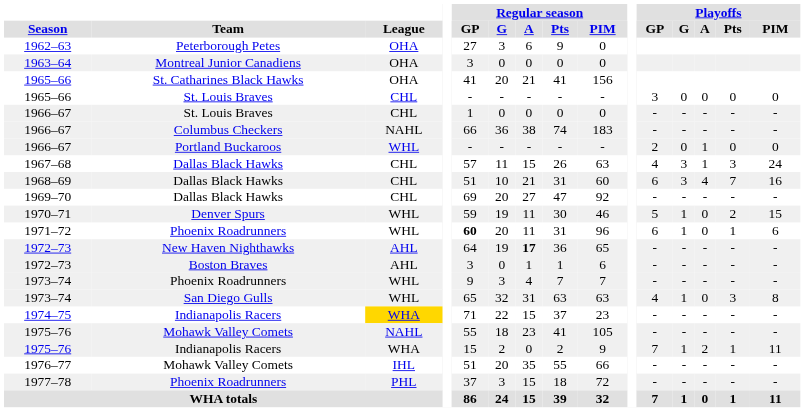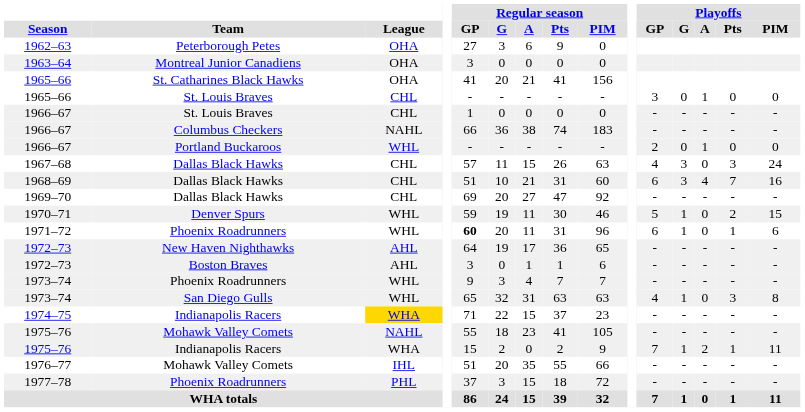(705, 96) 0 -> (705, 96) 1
(705, 163) 1 -> (705, 163) 0
(529, 247) bold -> (529, 247) normal
